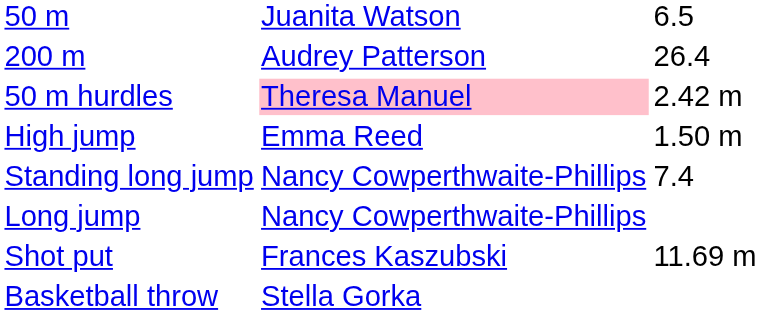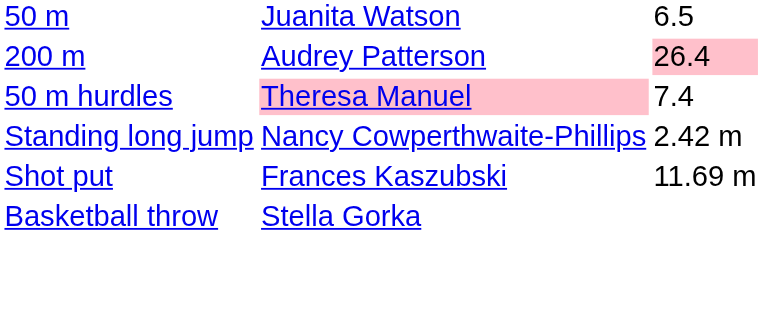(682, 56) no background -> (682, 56) pink background
(698, 96) 2.42 m -> (674, 96) 7.4
- row: (70, 136)
(674, 176) 7.4 -> (698, 136) 2.42 m
- row: (72, 216)
